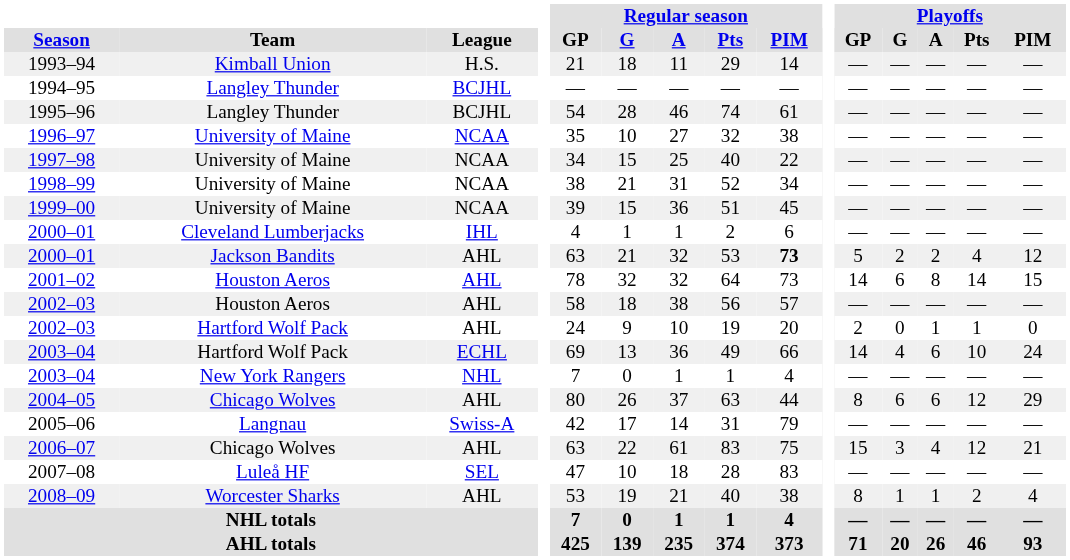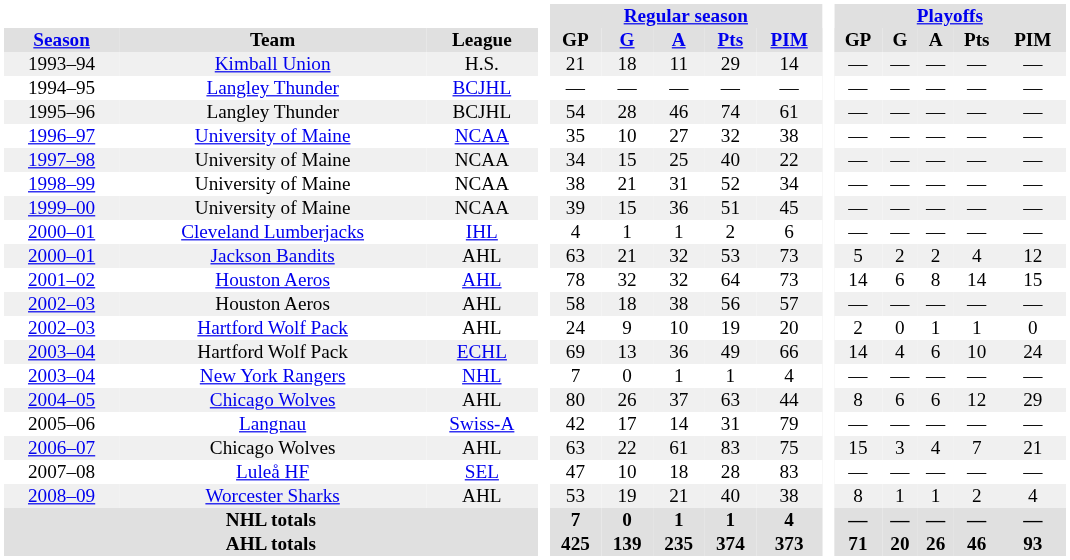(789, 255) bold -> (789, 255) normal
(977, 447) 12 -> (977, 447) 7
